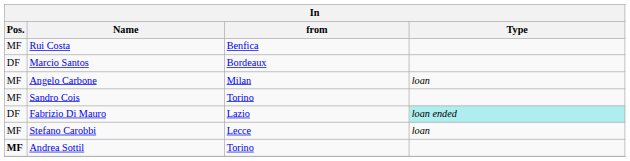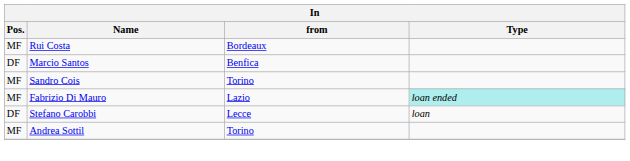(243, 47) Benfica -> (247, 47) Bordeaux
(247, 63) Bordeaux -> (243, 63) Benfica
- row: (63, 80)
(13, 114) DF -> (14, 97) MF
(14, 131) MF -> (13, 114) DF
(15, 148) bold -> (14, 131) normal
